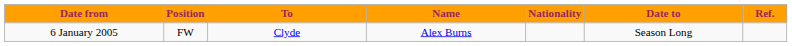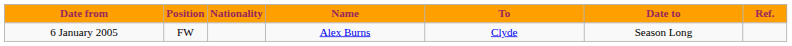columns swapped: (555, 14) <-> (287, 14)
